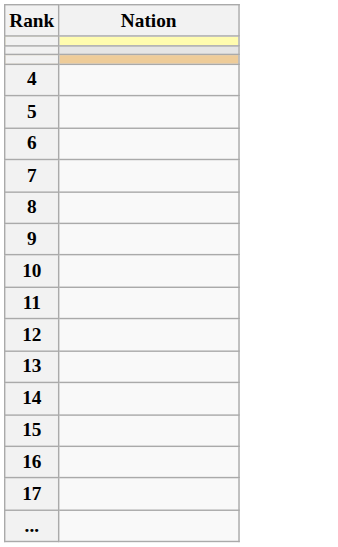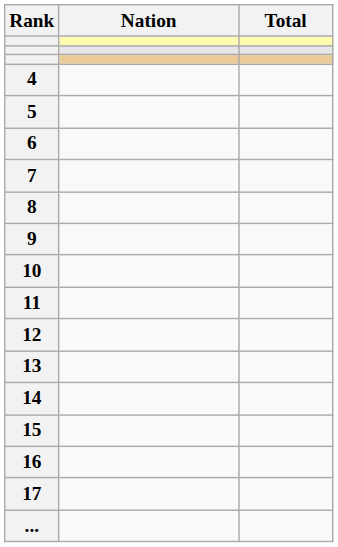+ column: (286, 20)
